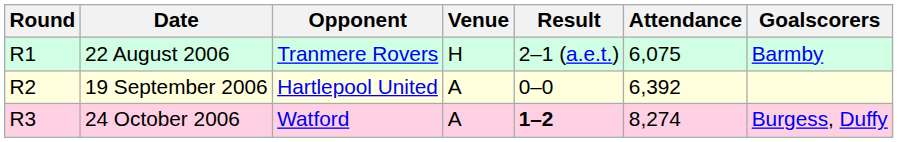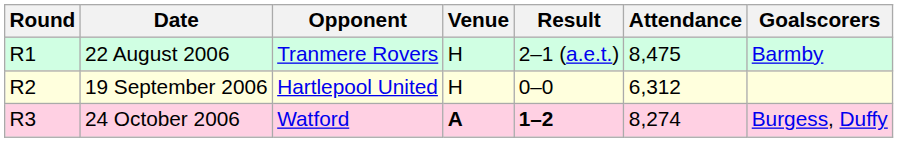(655, 53) 6,075 -> (655, 53) 8,475
(455, 86) A -> (455, 86) H
(655, 86) 6,392 -> (655, 86) 6,312
(455, 119) normal -> (455, 119) bold
